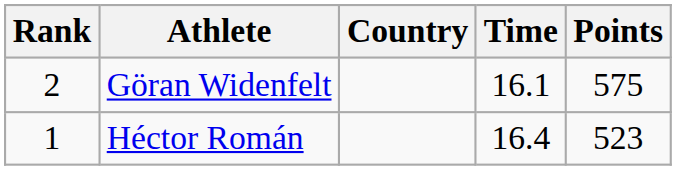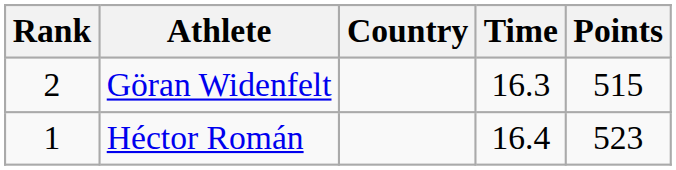(521, 84) 16.1 -> (521, 84) 16.3
(618, 84) 575 -> (618, 84) 515
